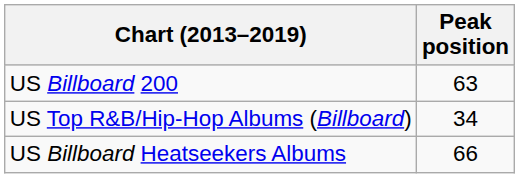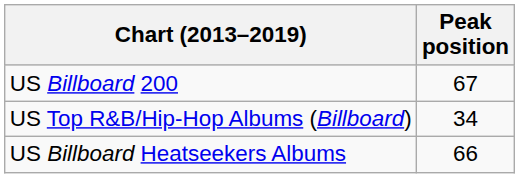(465, 82) 63 -> (465, 82) 67
